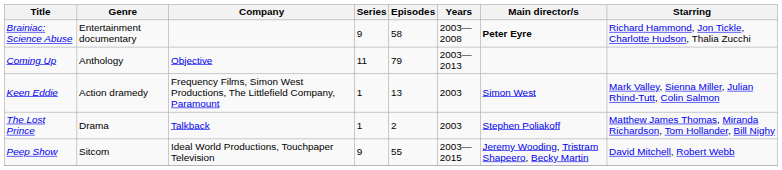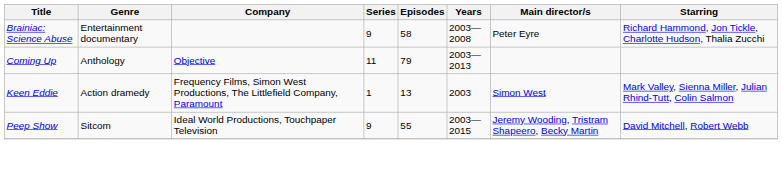(507, 33) bold -> (516, 33) normal
- row: (26, 125)
